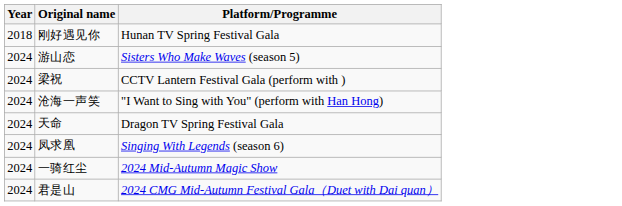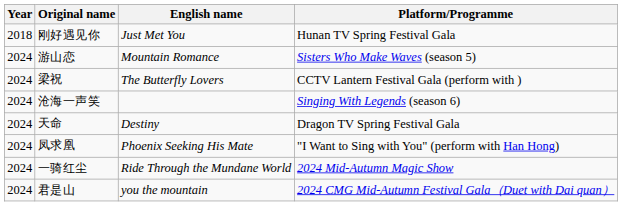+ column: (206, 14)
(252, 101) "I Want to Sing with You" (perform with Han Hong) -> (379, 101) Singing With Legends (season 6)
(202, 146) Singing With Legends (season 6) -> (428, 146) "I Want to Sing with You" (perform with Han Hong)
